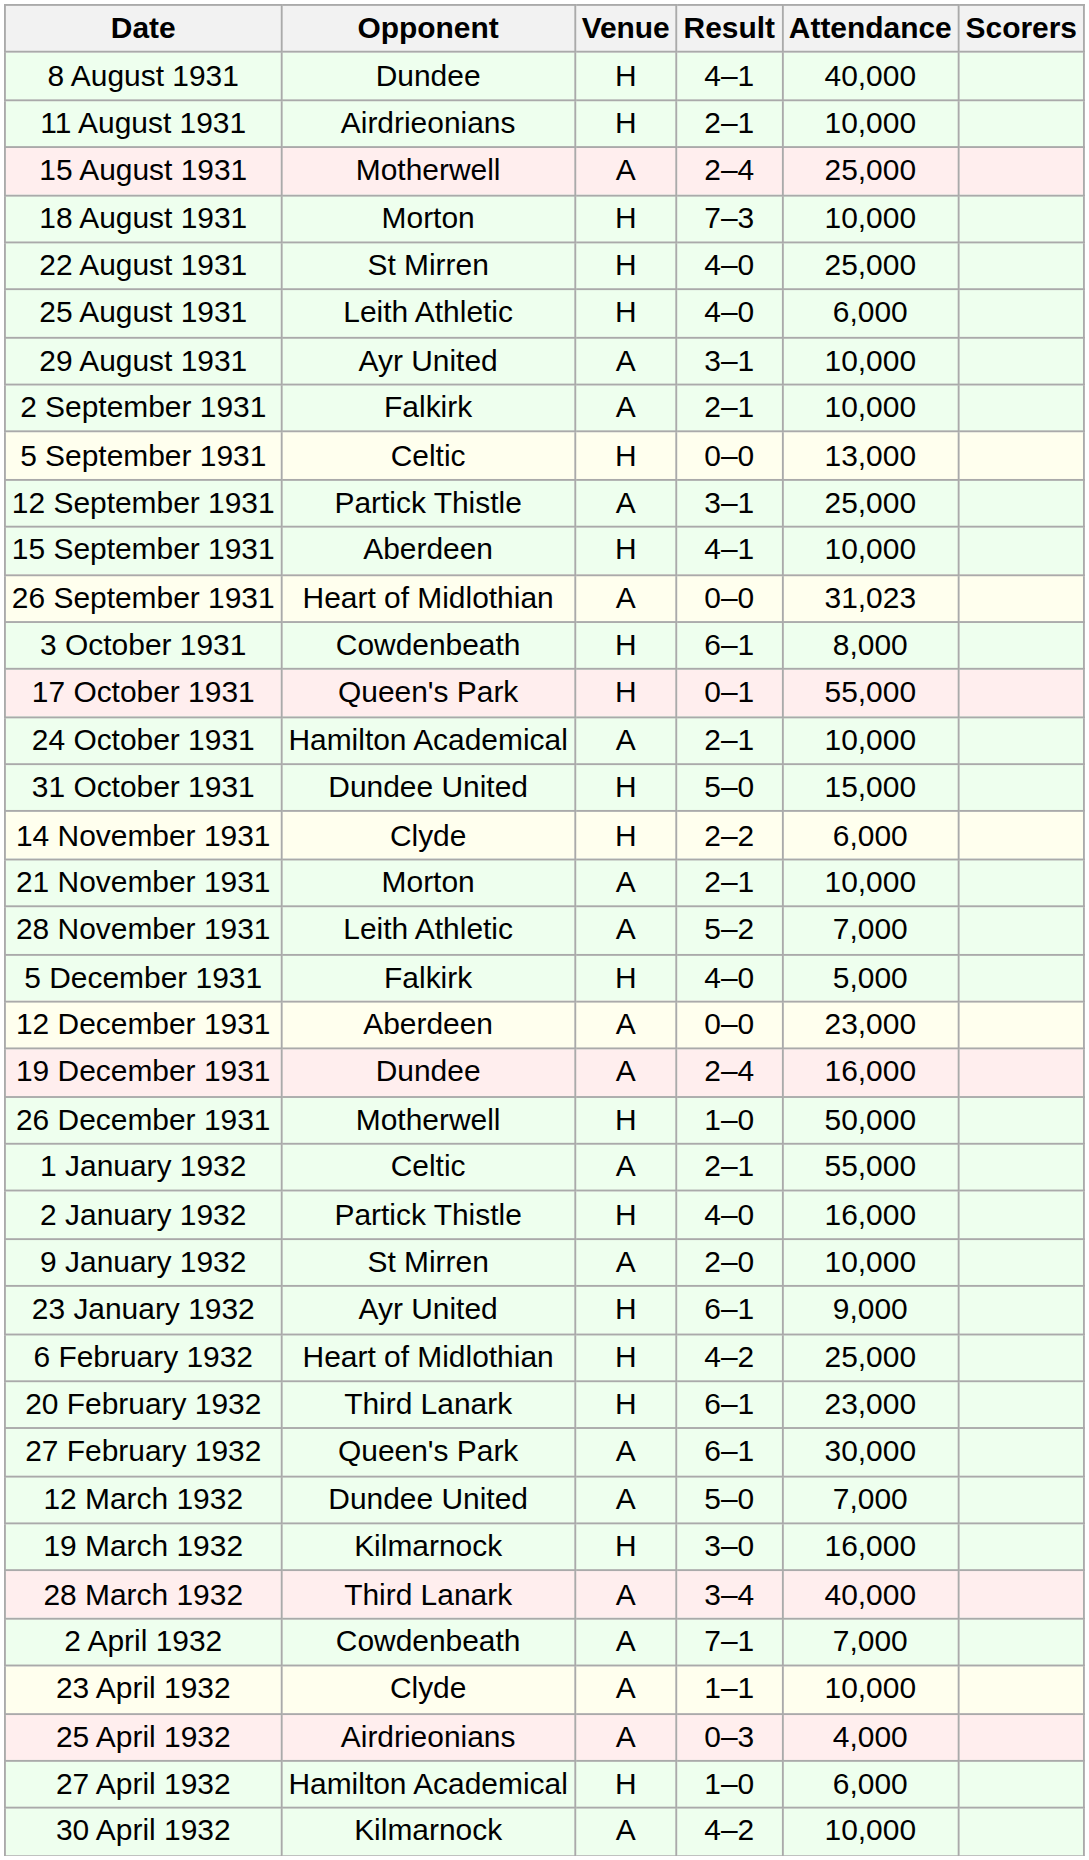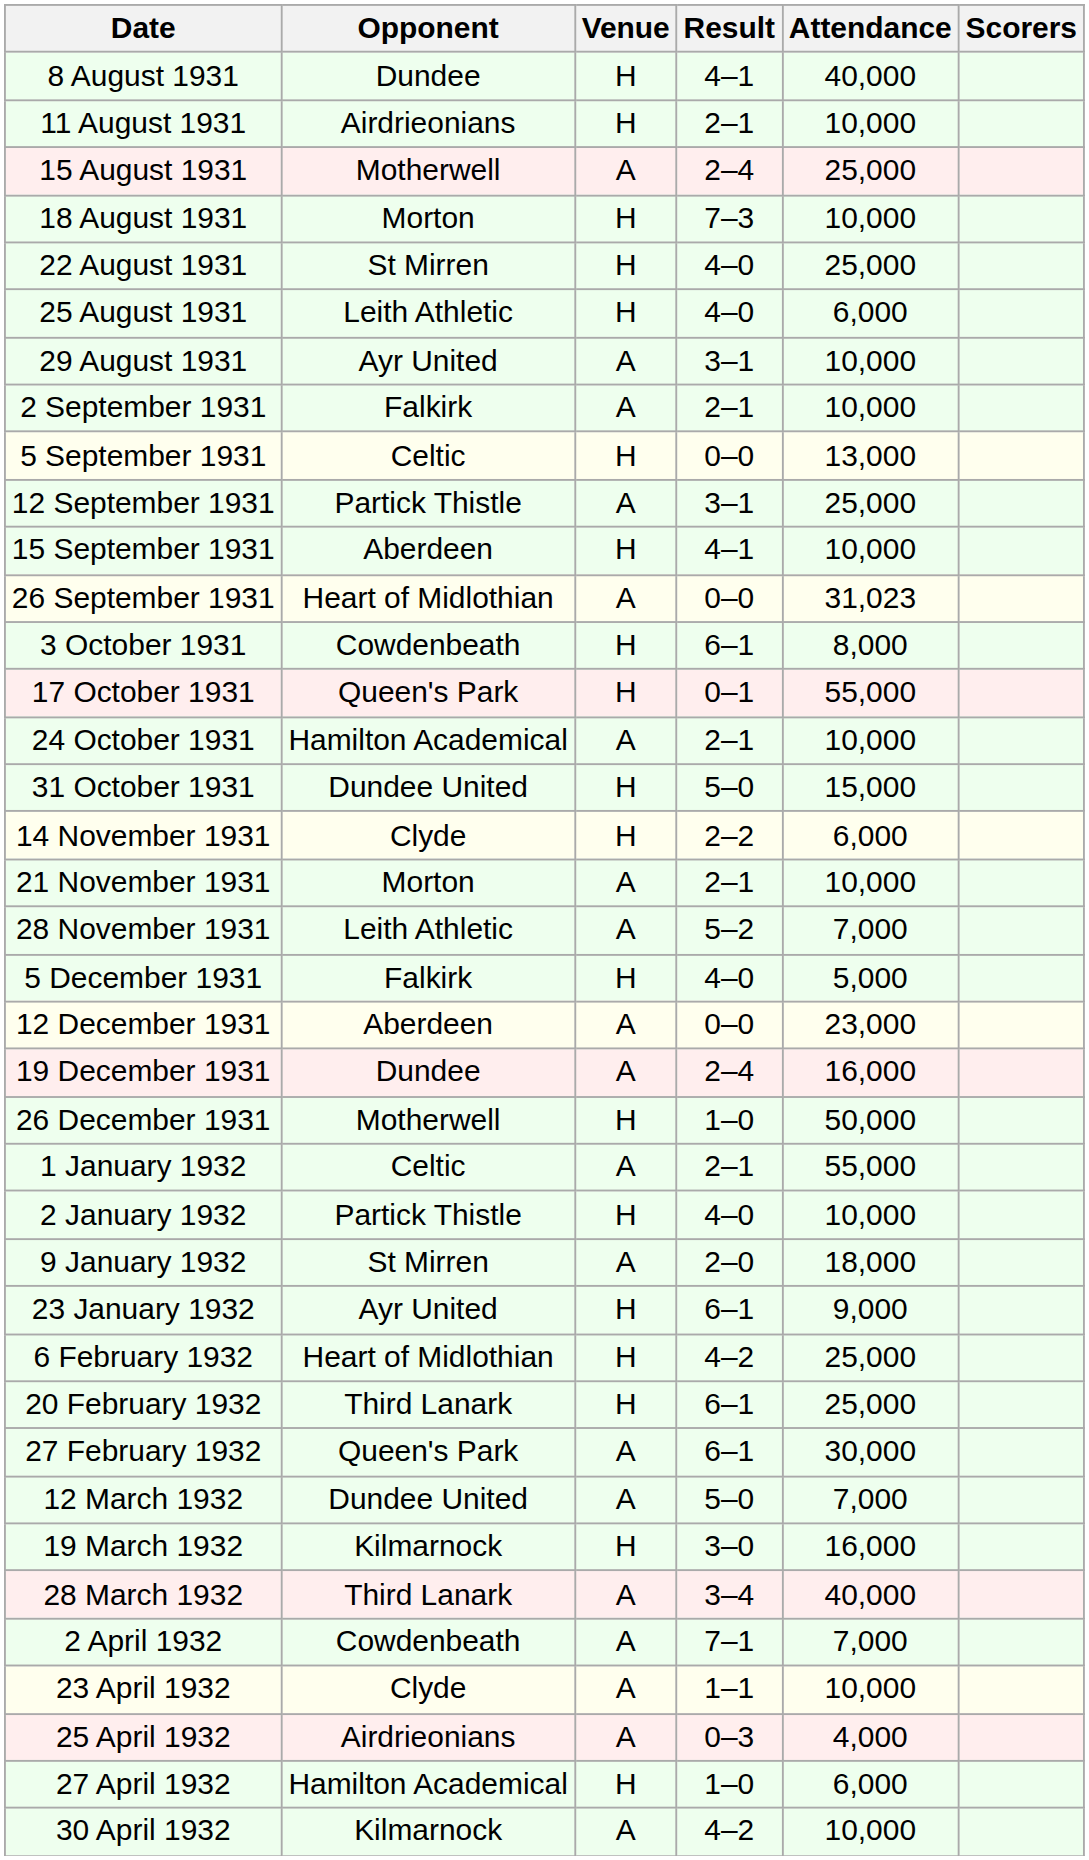(870, 1214) 16,000 -> (870, 1214) 10,000
(870, 1261) 10,000 -> (870, 1261) 18,000
(870, 1404) 23,000 -> (870, 1404) 25,000
